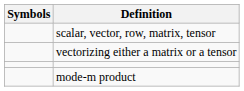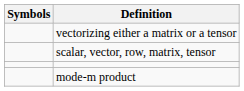rows swapped: (136, 33) <-> (146, 52)
